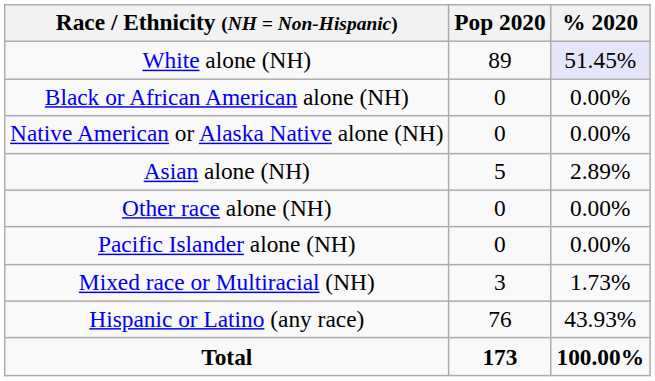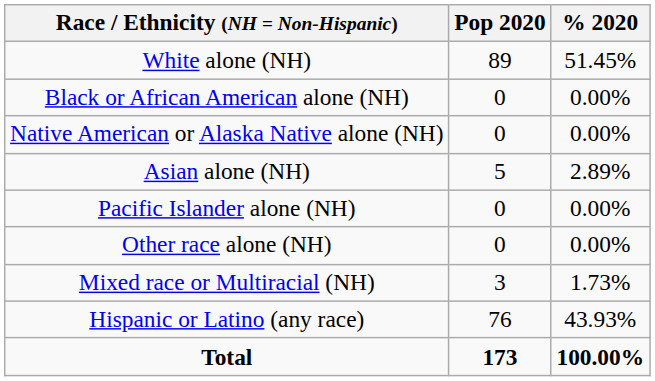(600, 60) lavender background -> (600, 60) no background
rows swapped: (227, 245) <-> (227, 208)
